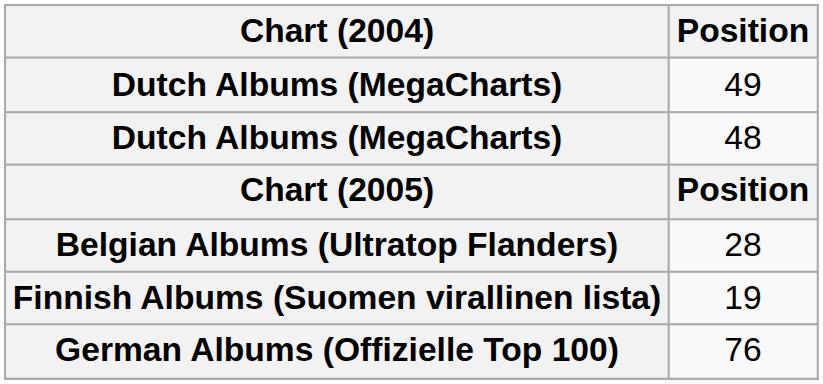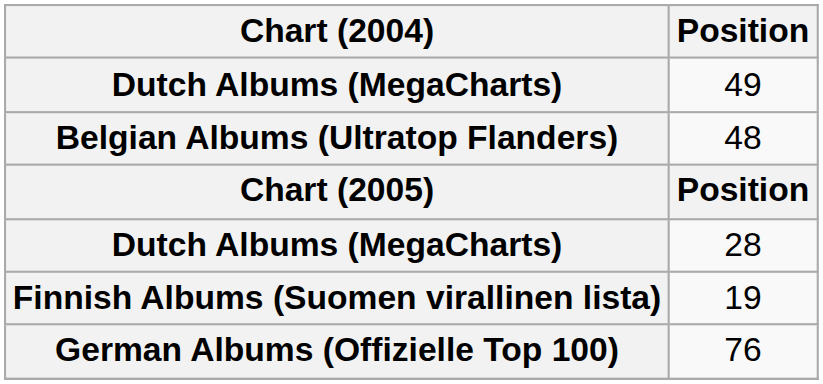(337, 137) Dutch Albums (MegaCharts) -> (337, 137) Belgian Albums (Ultratop Flanders)
(337, 244) Belgian Albums (Ultratop Flanders) -> (337, 244) Dutch Albums (MegaCharts)
